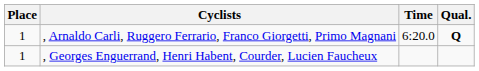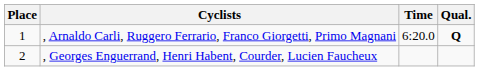(22, 55) 1 -> (22, 55) 2
